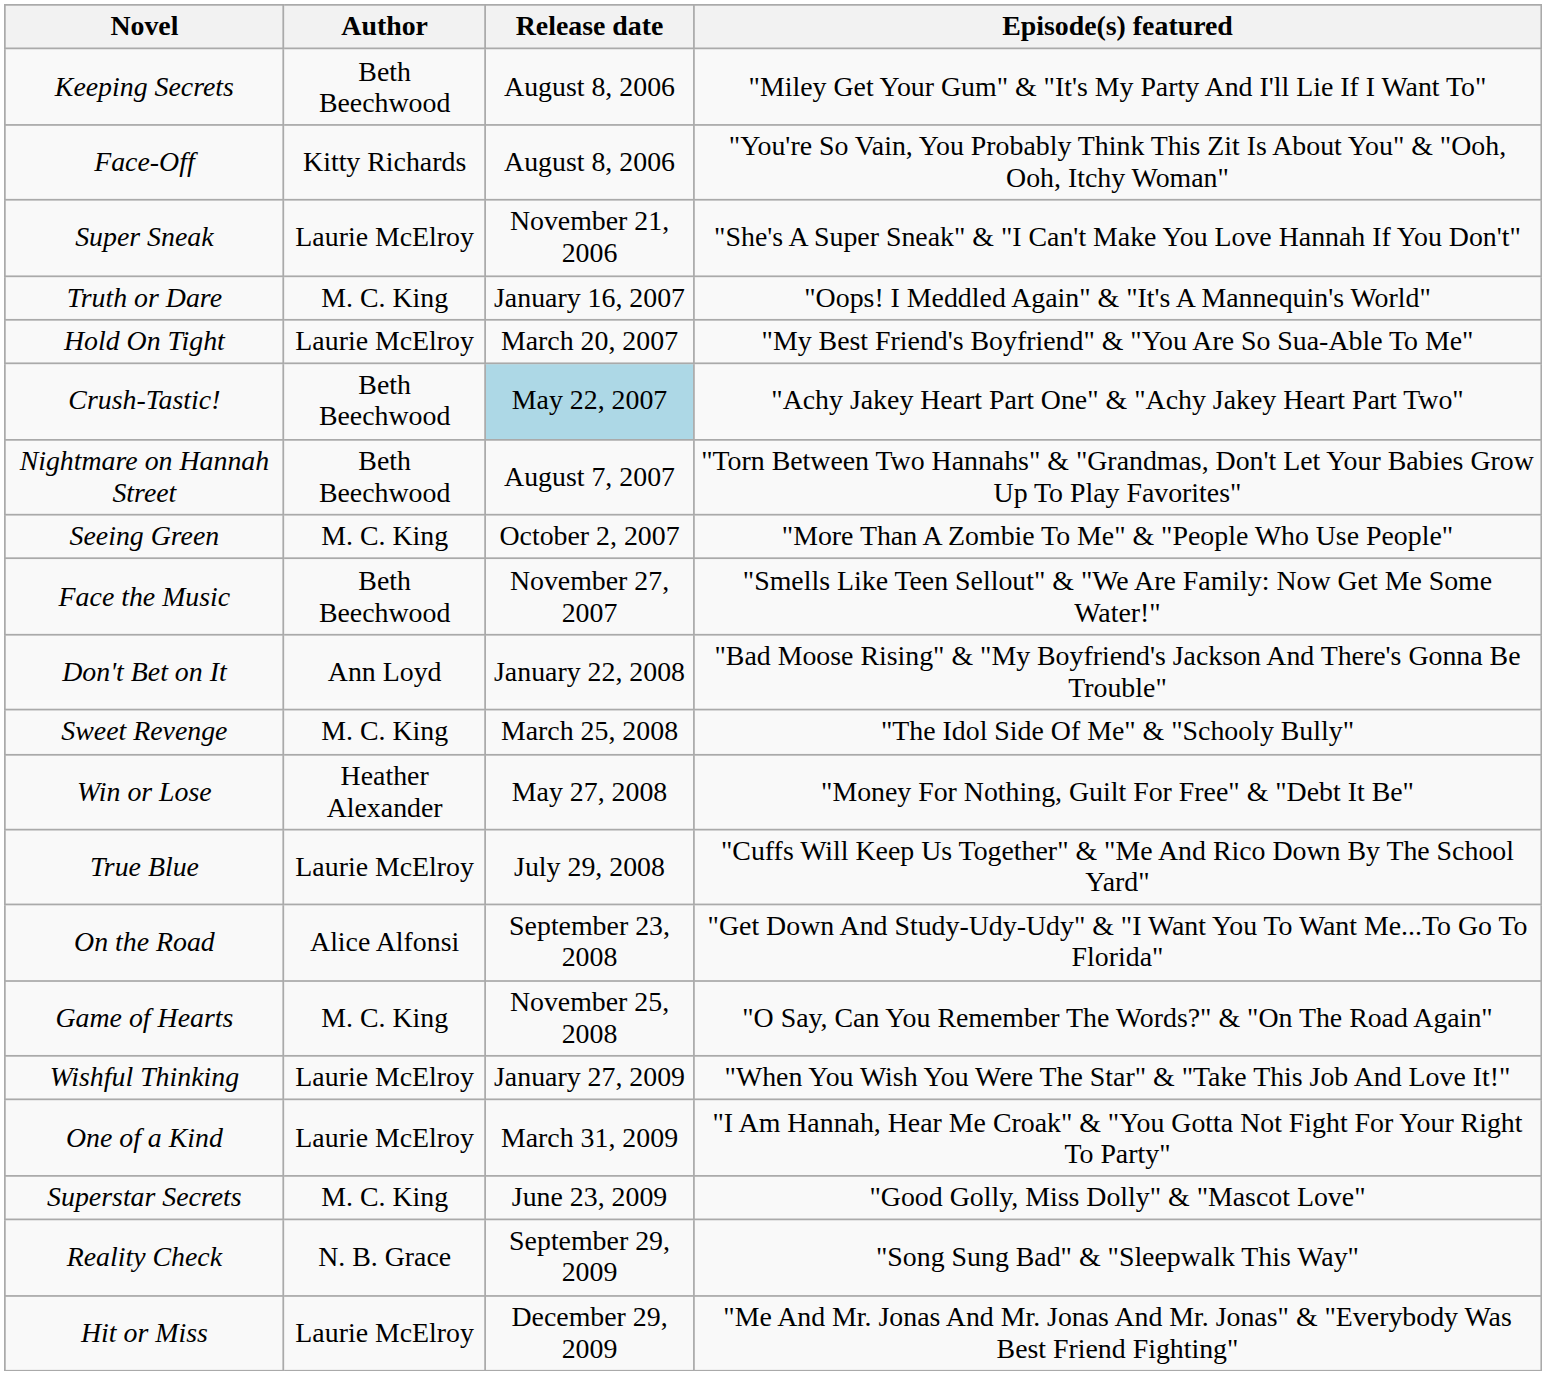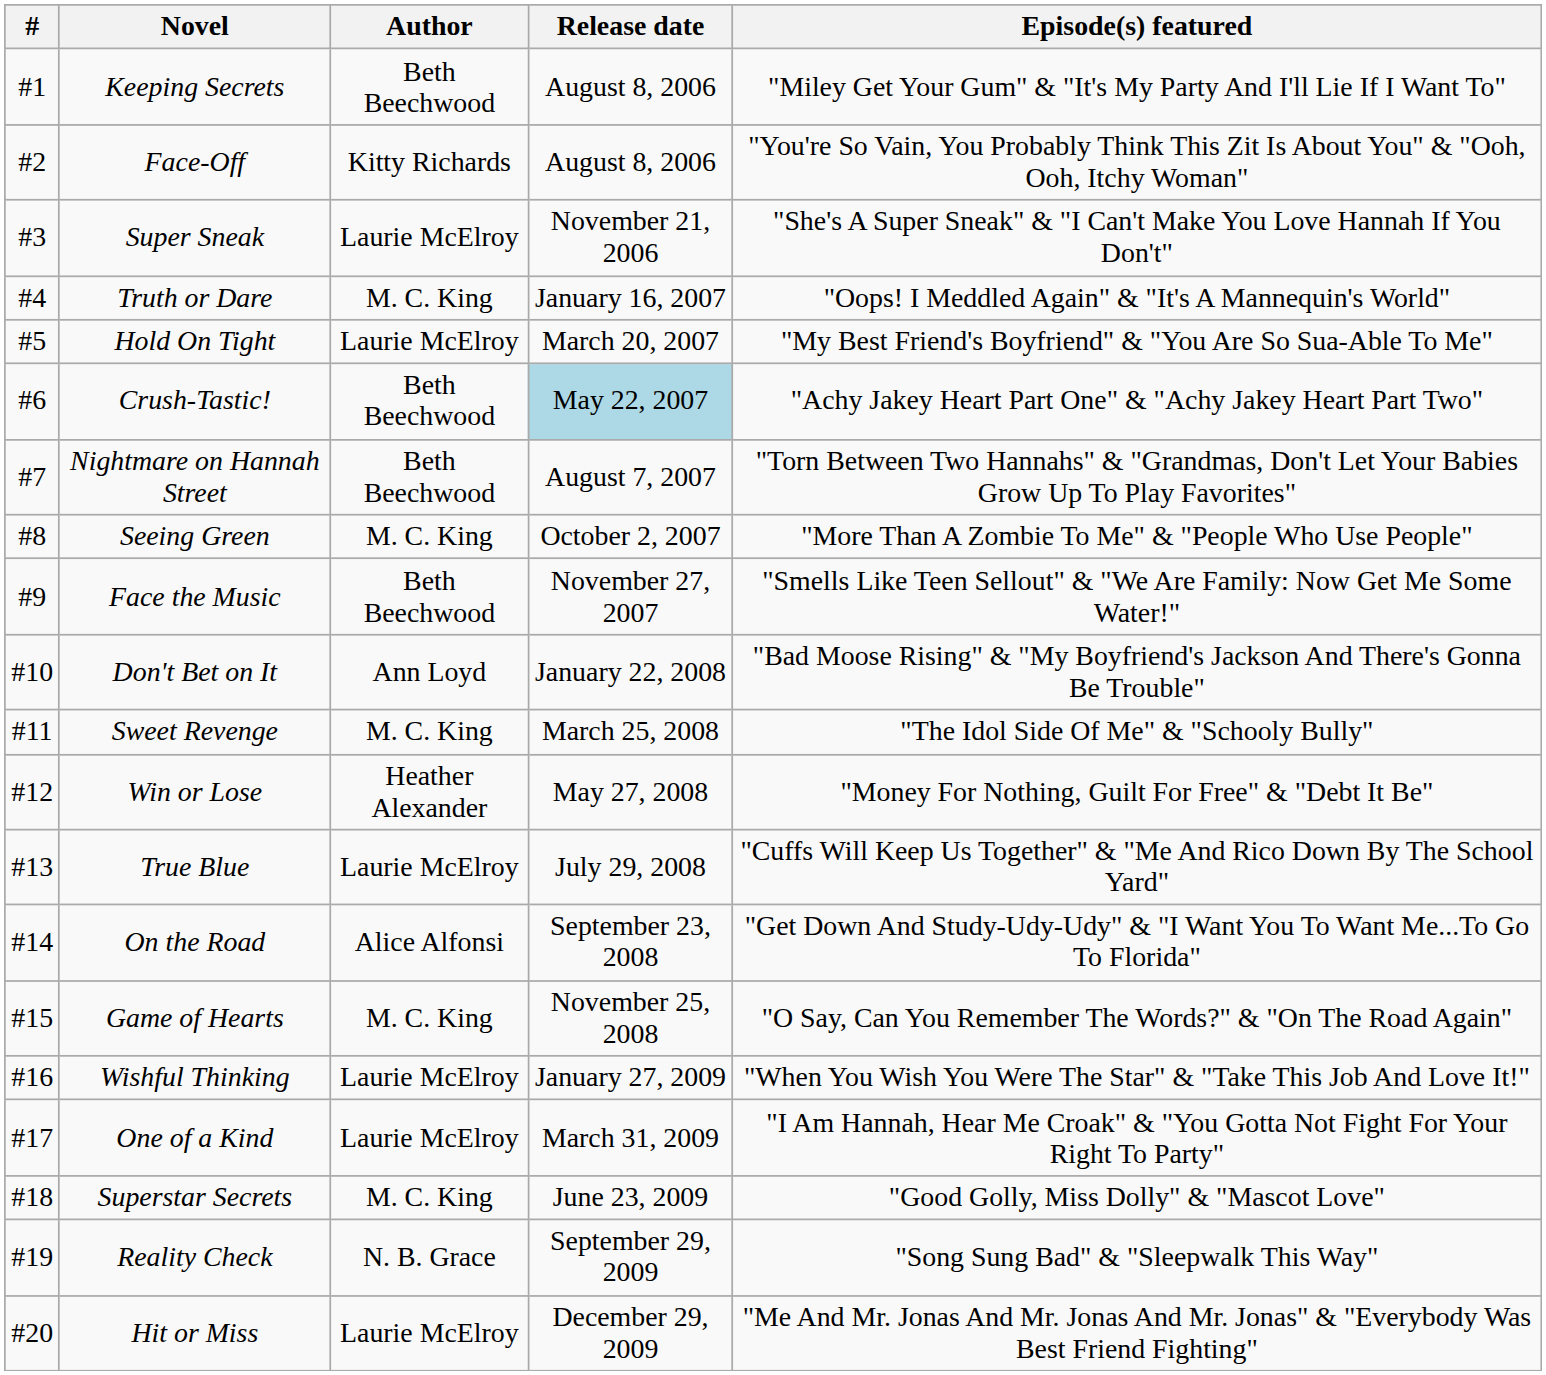+ column: (32, 26)
